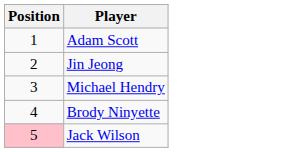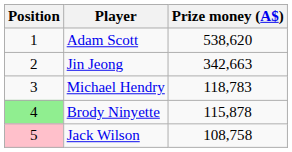+ column: (228, 16)
(34, 111) no background -> (34, 111) lightgreen background
